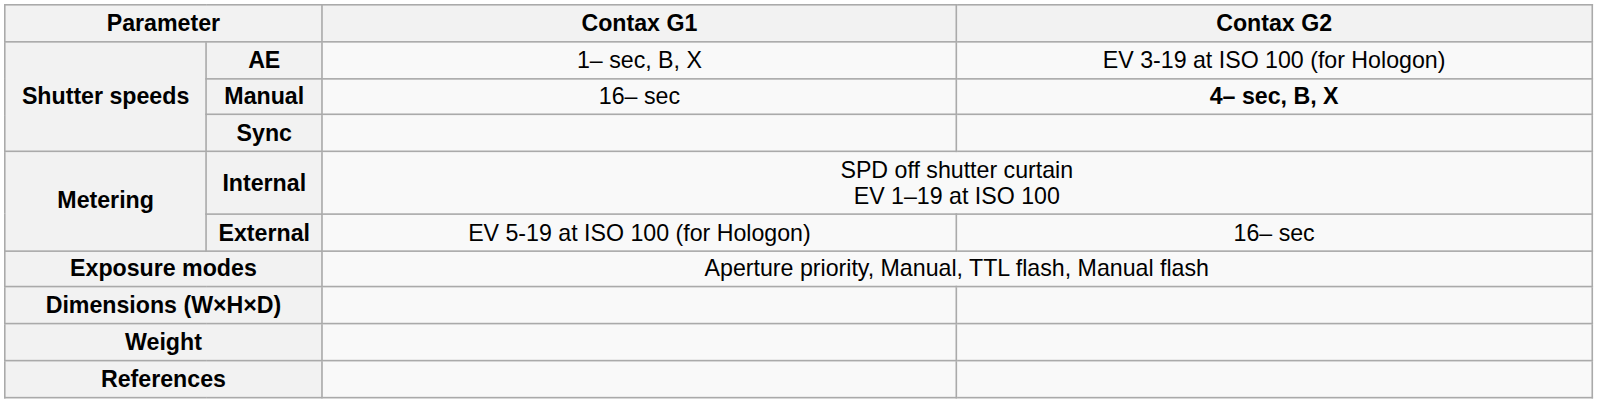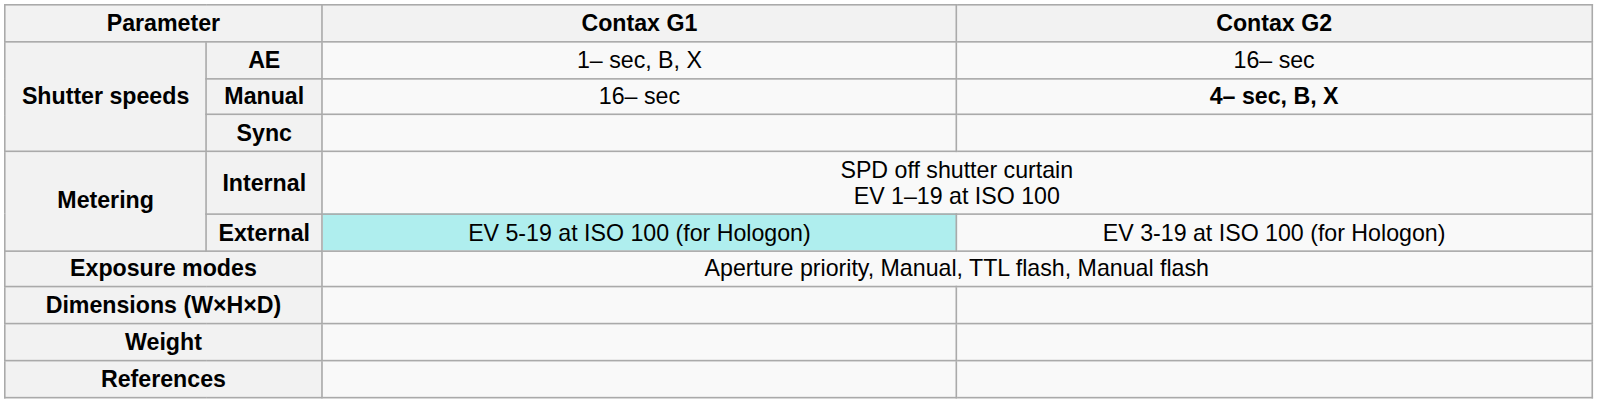(1274, 60) EV 3-19 at ISO 100 (for Hologon) -> (1274, 60) 16– sec
(639, 232) no background -> (639, 232) paleturquoise background
(1274, 232) 16– sec -> (1274, 232) EV 3-19 at ISO 100 (for Hologon)
